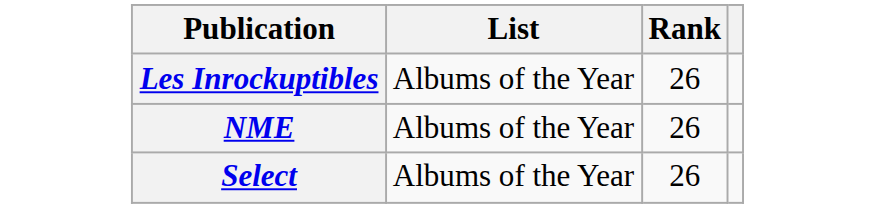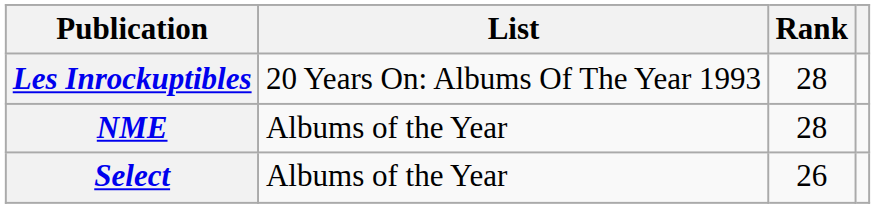(514, 78) Albums of the Year -> (514, 78) 20 Years On: Albums Of The Year 1993
(685, 78) 26 -> (812, 78) 28
(685, 127) 26 -> (812, 127) 28
